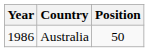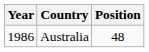(118, 36) 50 -> (118, 36) 48
